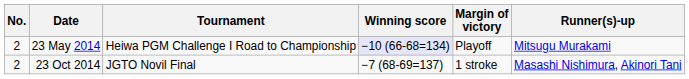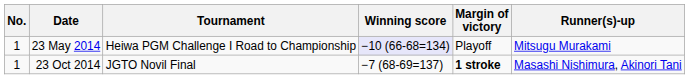(17, 46) 2 -> (17, 46) 1
(17, 65) 2 -> (17, 65) 1
(476, 65) normal -> (478, 65) bold
